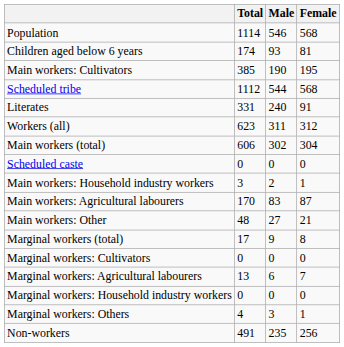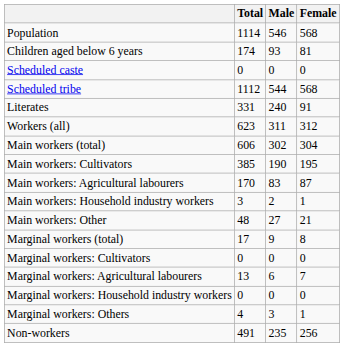rows swapped: (45, 164) <-> (70, 70)
rows swapped: (95, 201) <-> (110, 182)
